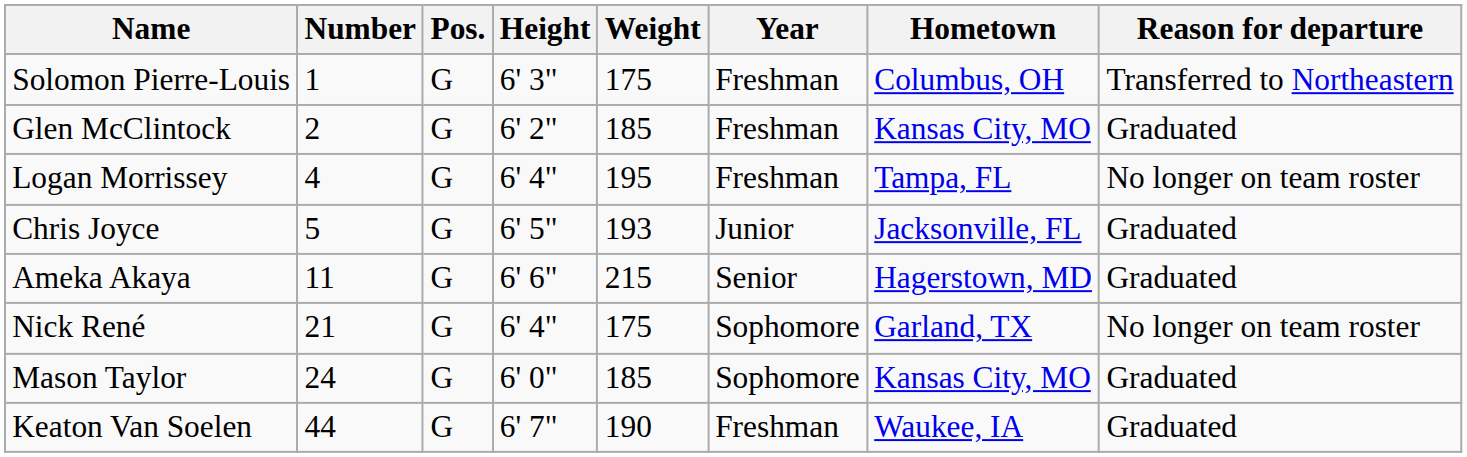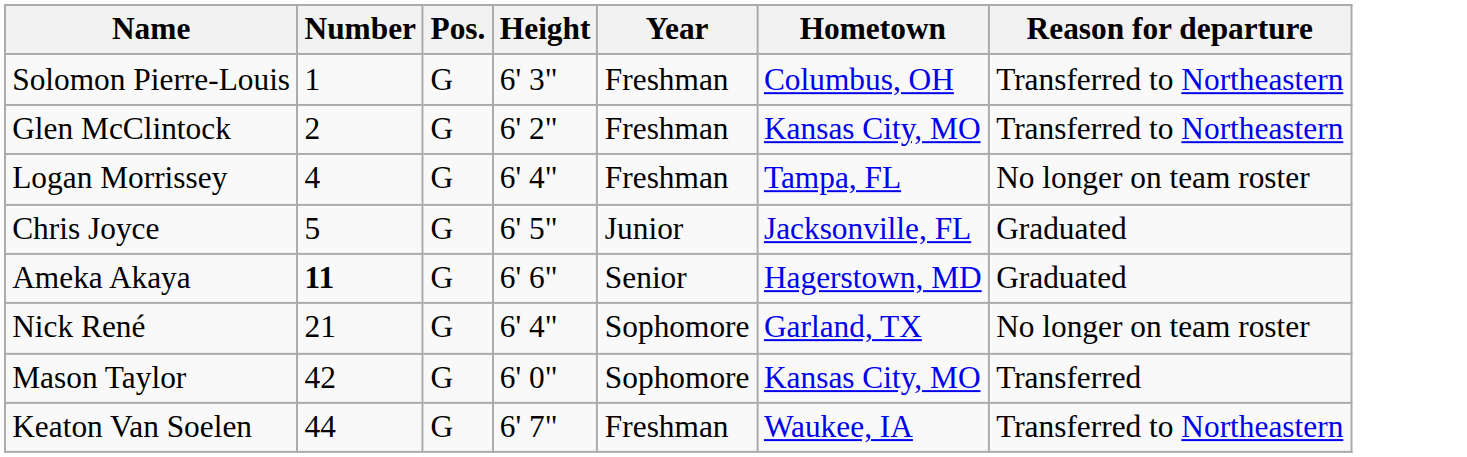- column: (653, 29)
(1172, 128) Graduated -> (1170, 128) Transferred to Northeastern
(320, 278) normal -> (319, 278) bold
(320, 377) 24 -> (320, 377) 42
(1172, 377) Graduated -> (1069, 377) Transferred
(1172, 427) Graduated -> (1170, 427) Transferred to Northeastern
